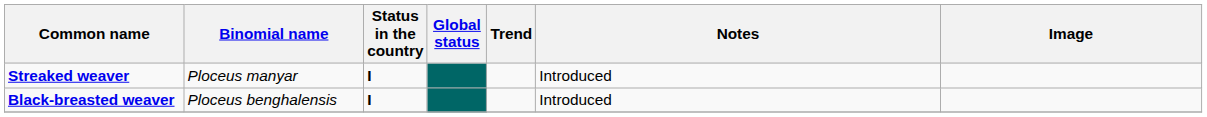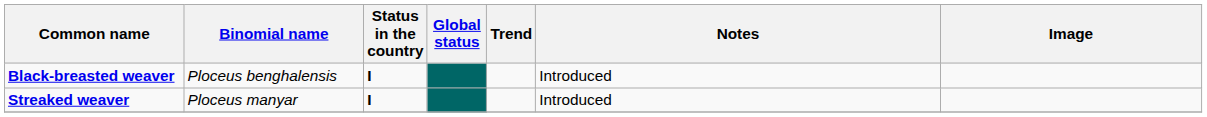rows swapped: (69, 75) <-> (91, 99)
